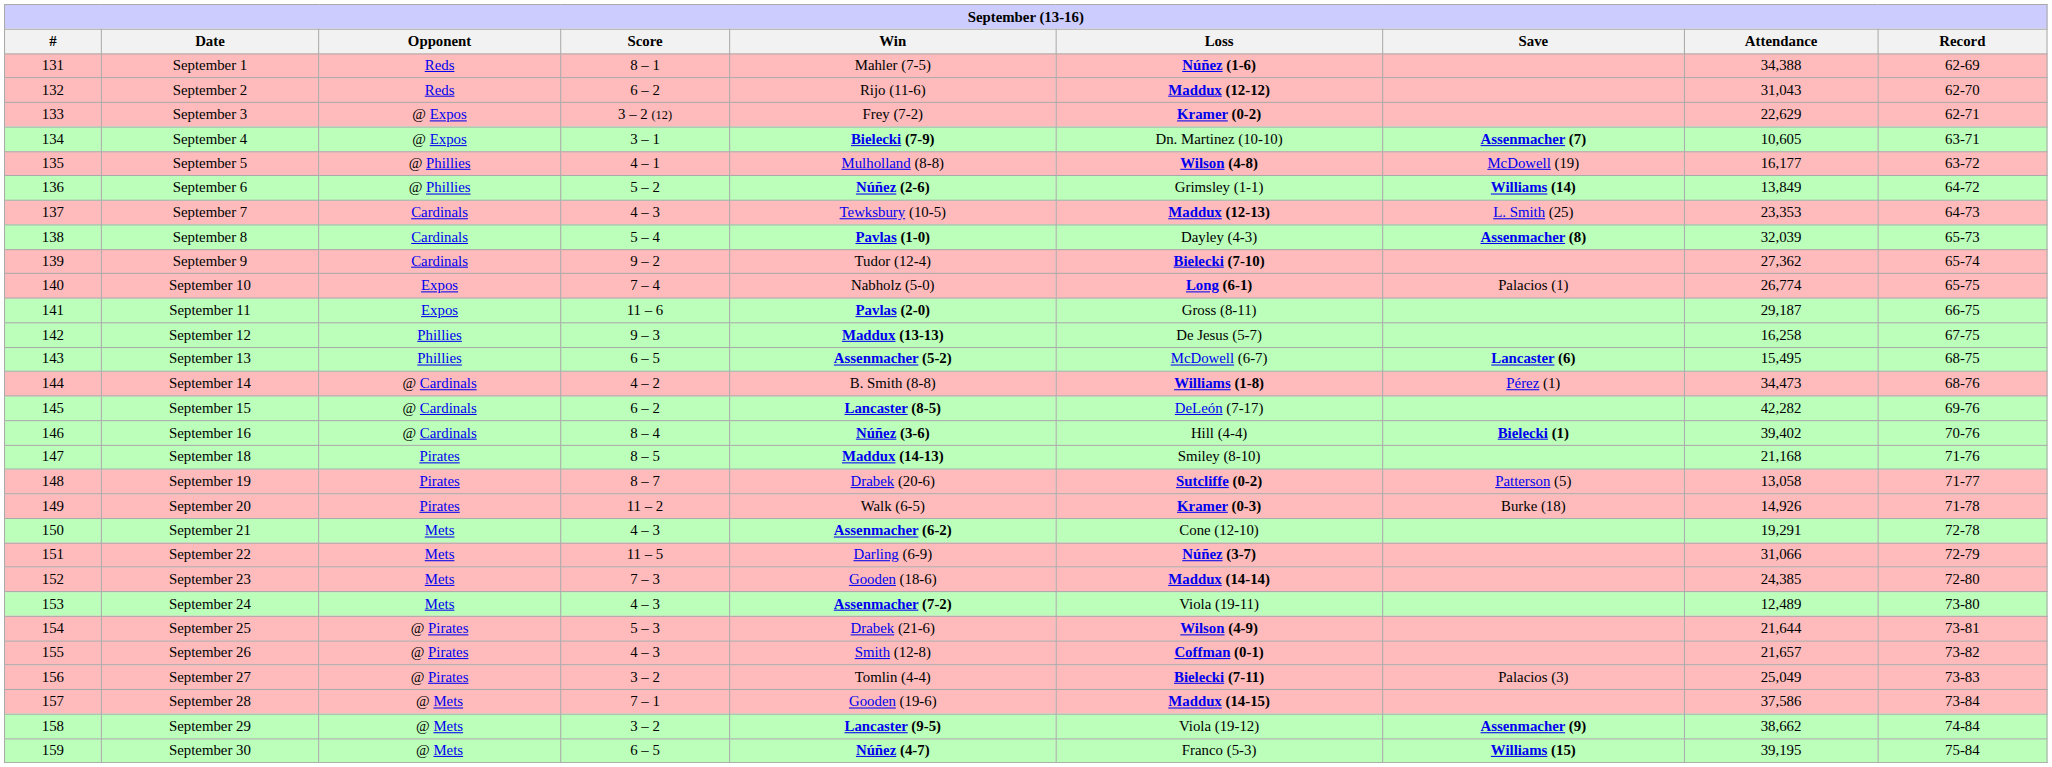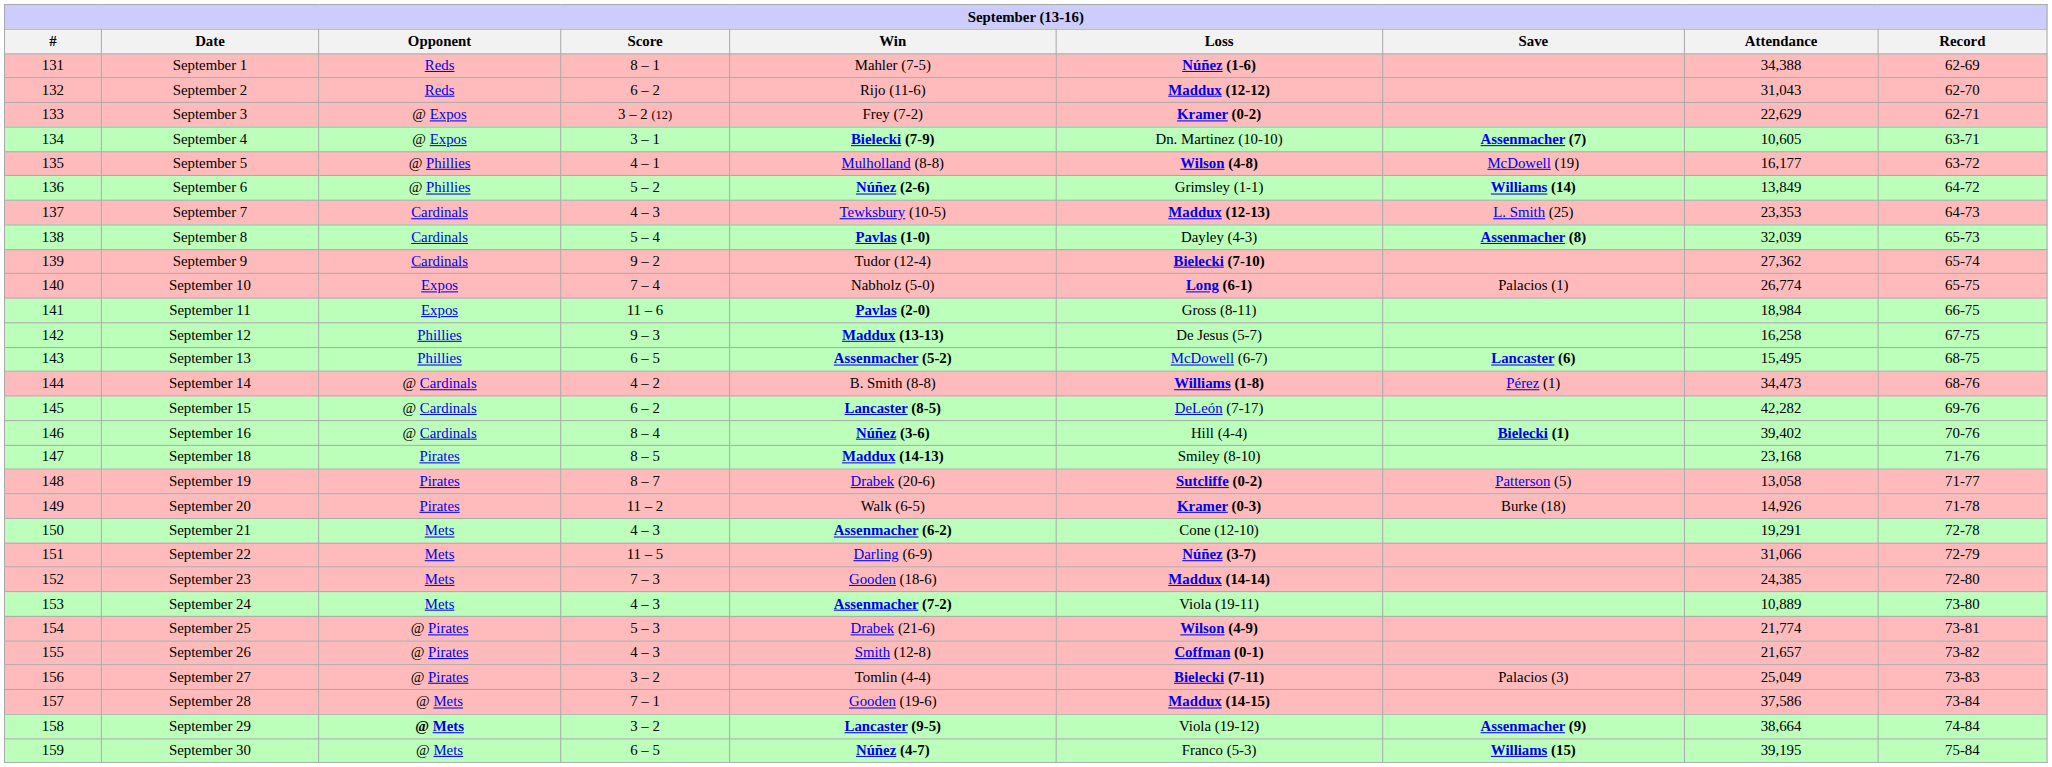(1781, 310) 29,187 -> (1781, 310) 18,984
(1781, 457) 21,168 -> (1781, 457) 23,168
(1781, 603) 12,489 -> (1781, 603) 10,889
(1781, 628) 21,644 -> (1781, 628) 21,774
(440, 726) normal -> (440, 726) bold
(1781, 726) 38,662 -> (1781, 726) 38,664
